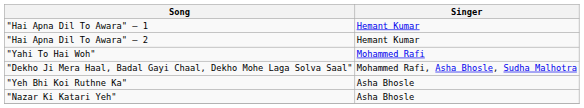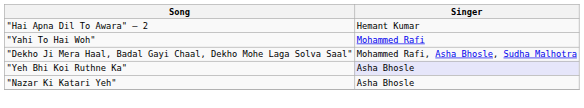- row: (77, 26)
(385, 82) no background -> (385, 68) lavender background
